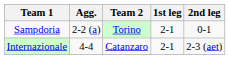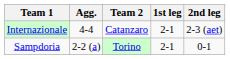rows swapped: (37, 29) <-> (37, 46)
